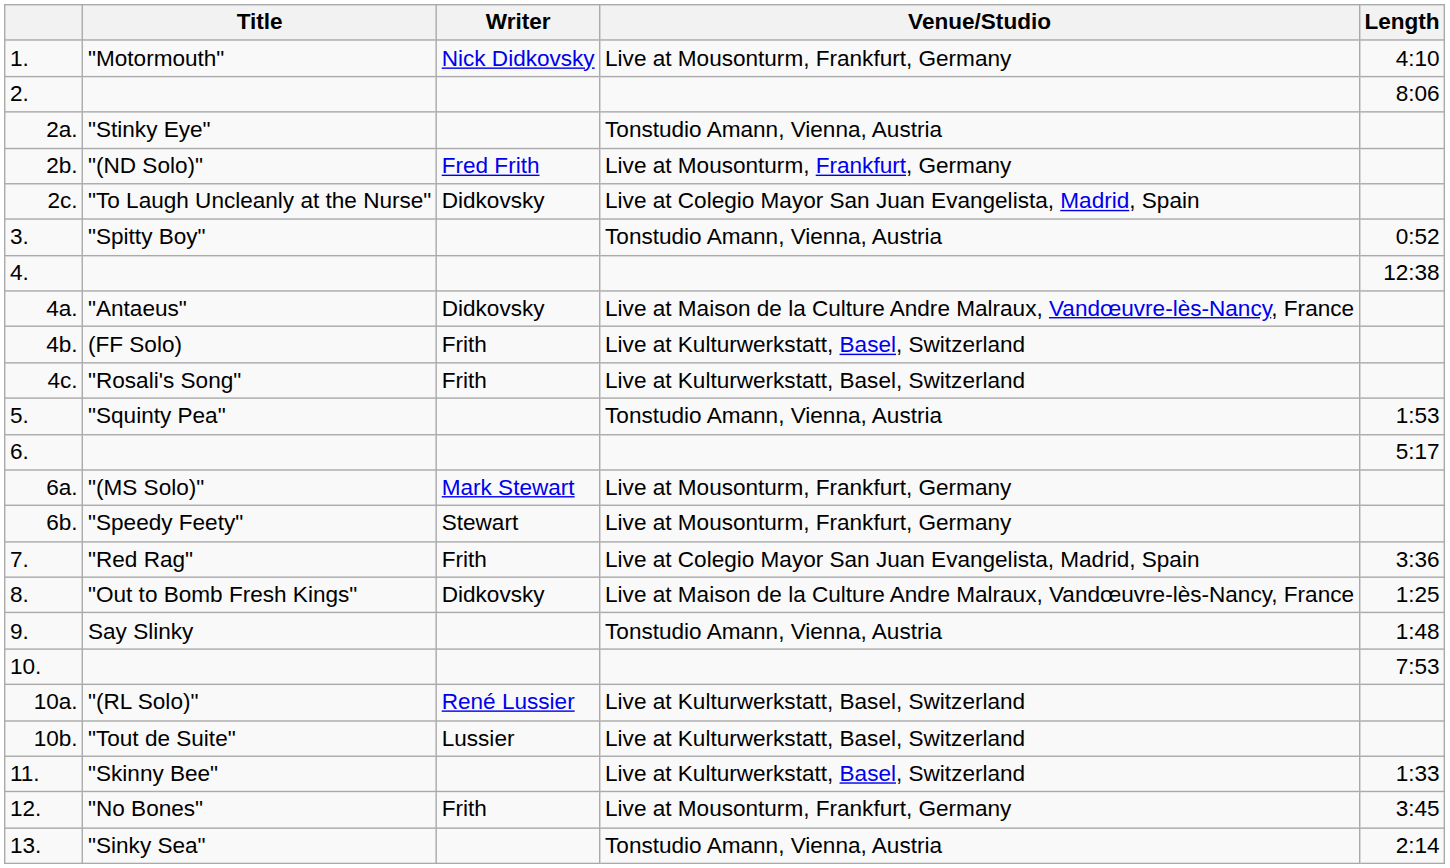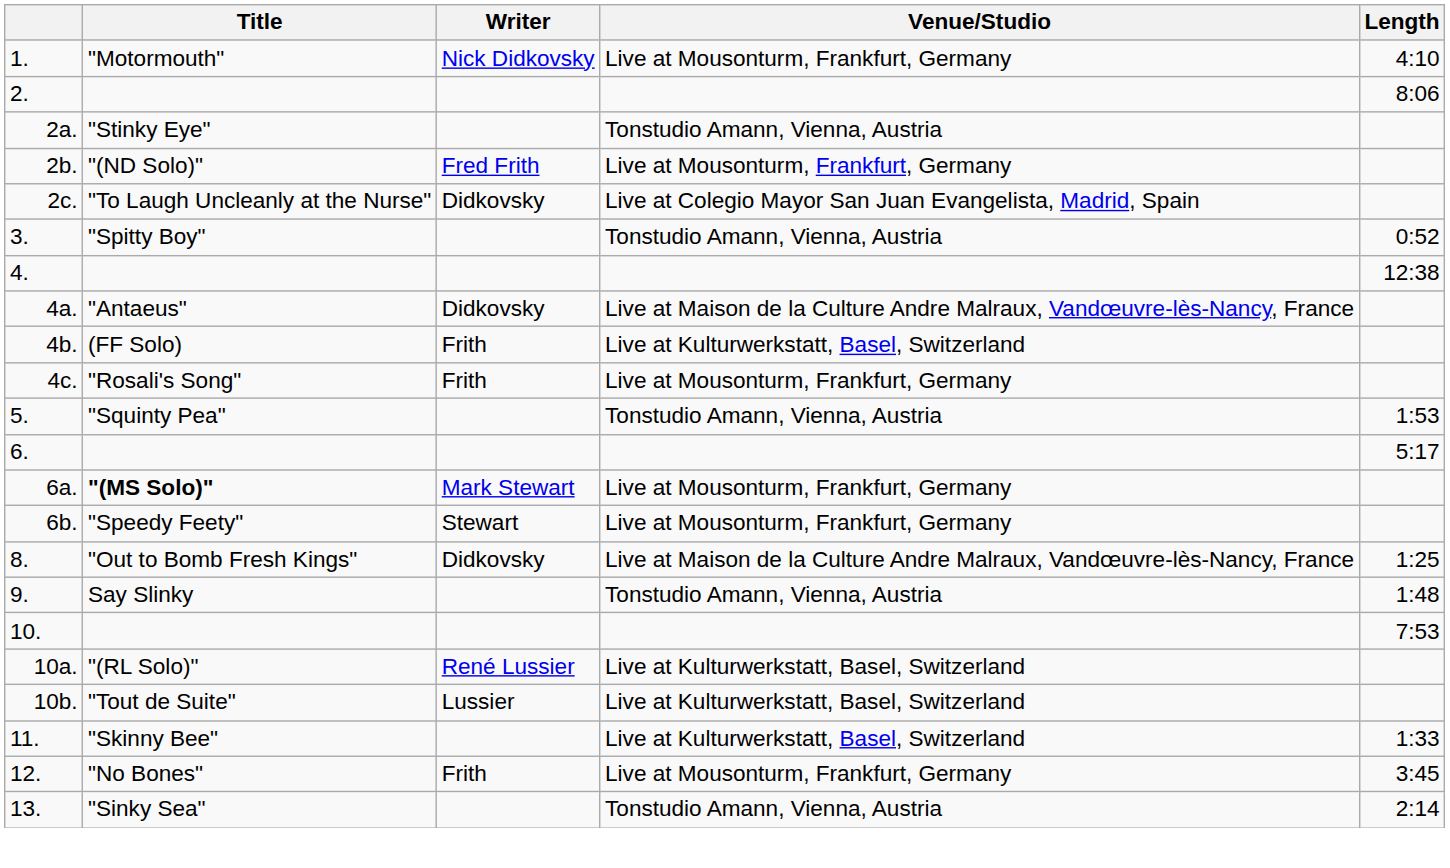(815, 380) Live at Kulturwerkstatt, Basel, Switzerland -> (808, 380) Live at Mousonturm, Frankfurt, Germany
(146, 487) normal -> (151, 487) bold
- row: (19, 559)
